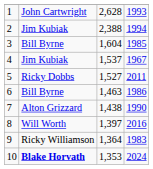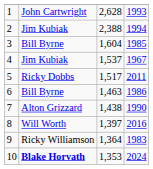(110, 76) 1,527 -> (110, 76) 1,517
